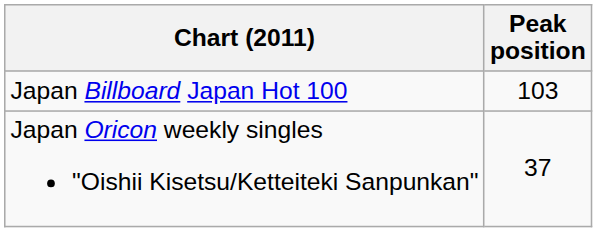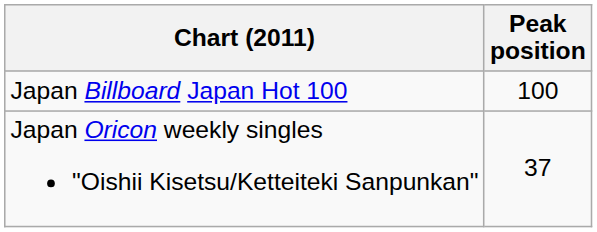(538, 90) 103 -> (538, 90) 100
